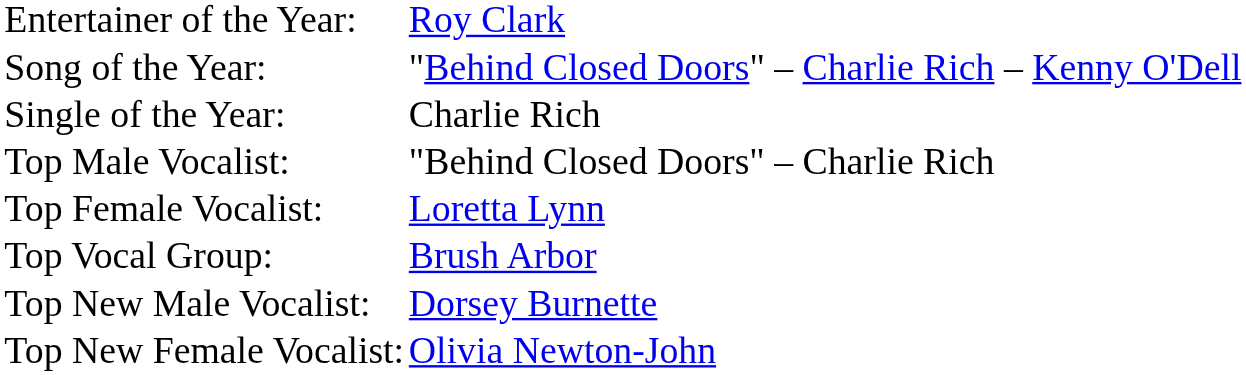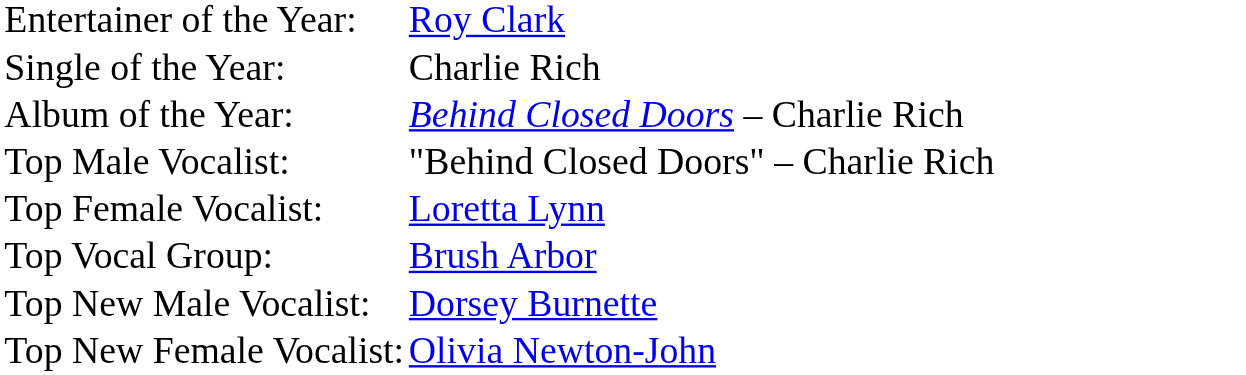- row: (135, 67)
+ row: (149, 114)
